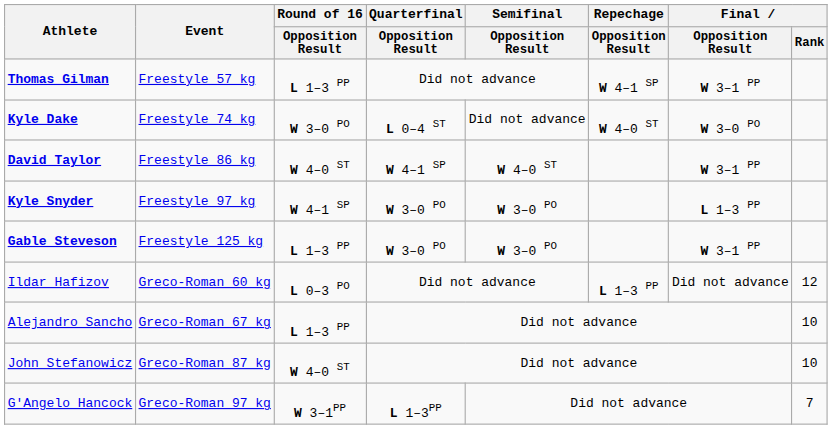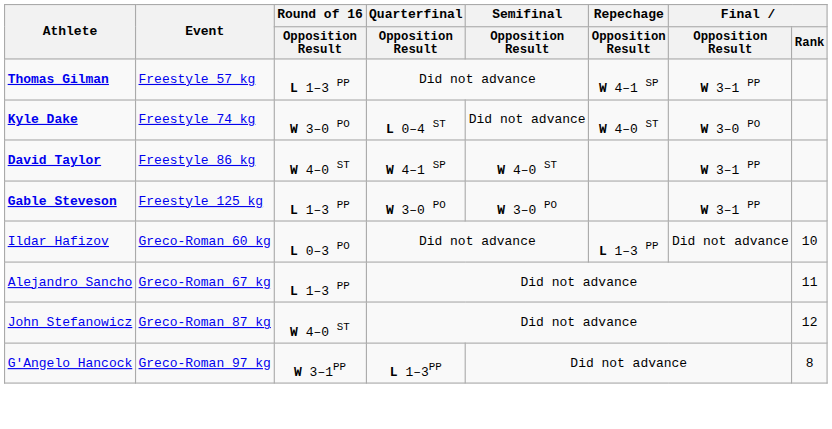- row: (51, 201)
(810, 282) 12 -> (810, 241) 10
(810, 322) 10 -> (810, 282) 11
(810, 363) 10 -> (810, 322) 12
(810, 404) 7 -> (810, 363) 8
